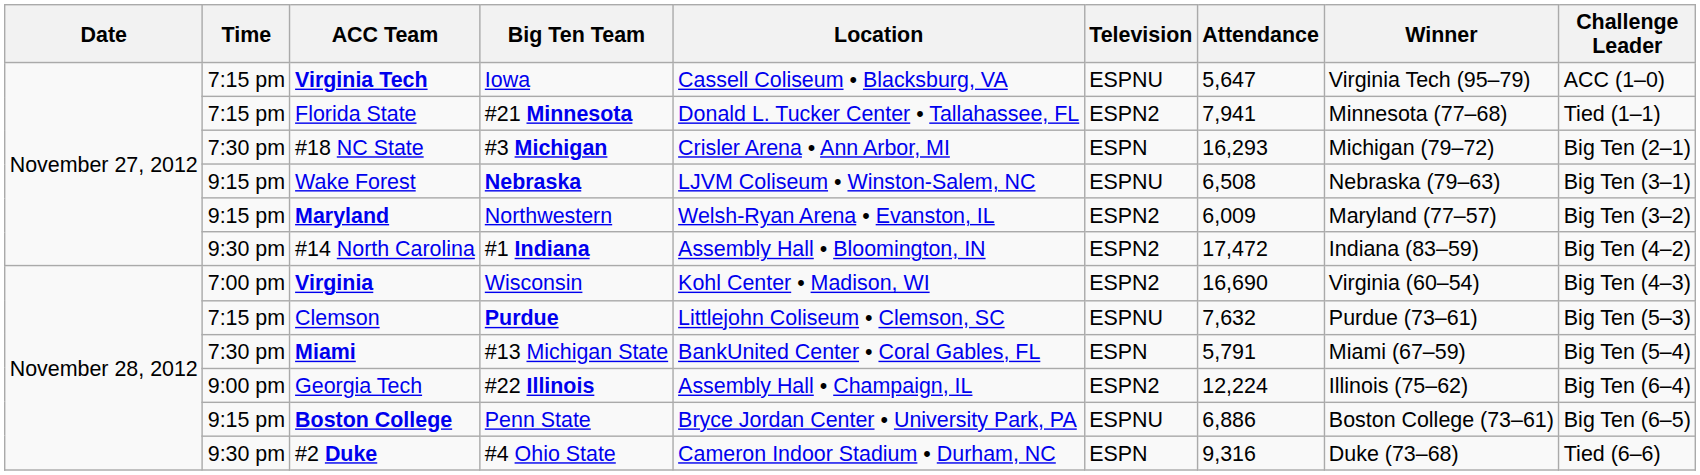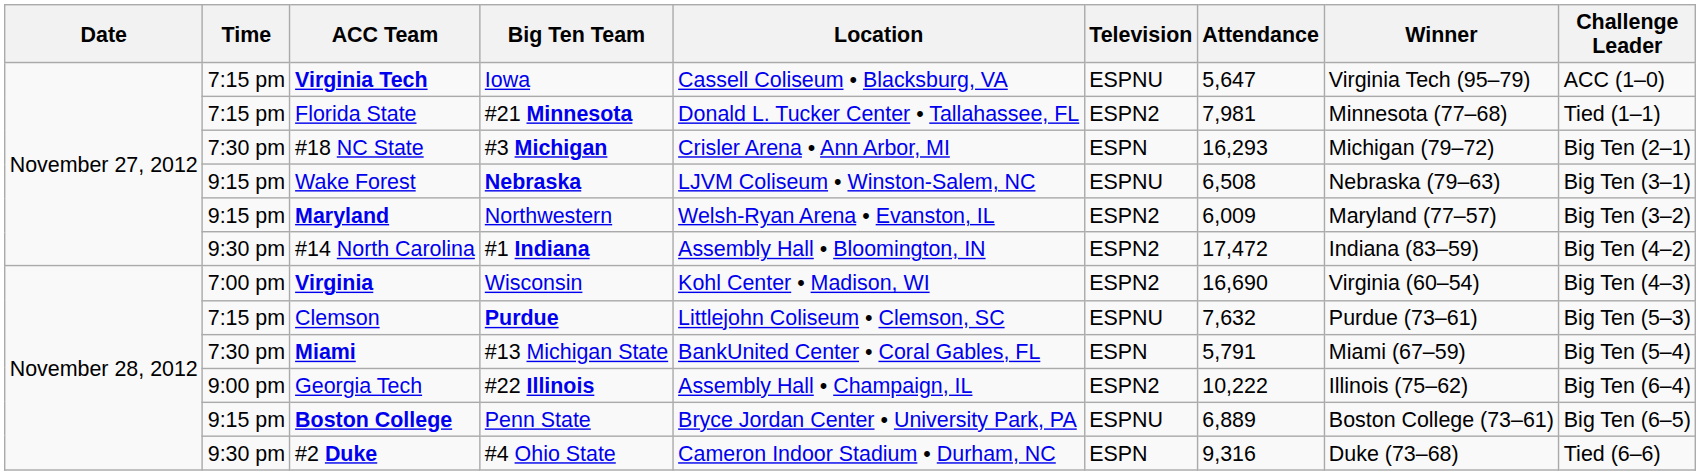(1229, 114) 7,941 -> (1229, 114) 7,981
(1235, 385) 12,224 -> (1235, 385) 10,222
(1229, 419) 6,886 -> (1229, 419) 6,889
